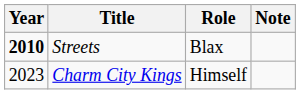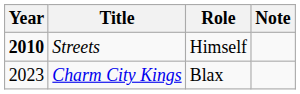(207, 46) Blax -> (218, 46) Himself
(218, 74) Himself -> (207, 74) Blax
